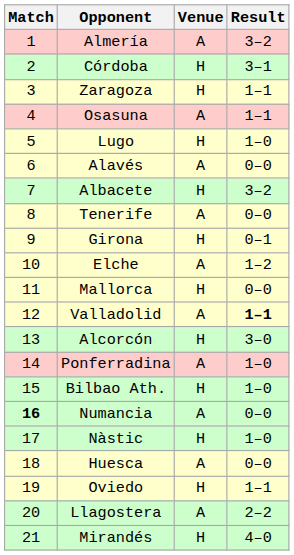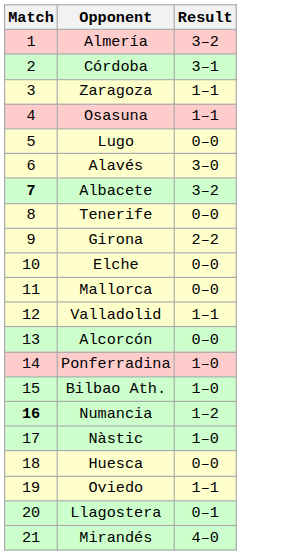- column: (201, 17)
(258, 141) 1–0 -> (205, 141) 0–0
(258, 166) 0–0 -> (205, 166) 3–0
(31, 191) normal -> (31, 191) bold
(258, 240) 0–1 -> (205, 240) 2–2
(258, 265) 1–2 -> (205, 265) 0–0
(258, 315) bold -> (205, 315) normal
(258, 339) 3–0 -> (205, 339) 0–0
(258, 414) 0–0 -> (205, 414) 1–2
(258, 513) 2–2 -> (205, 513) 0–1
